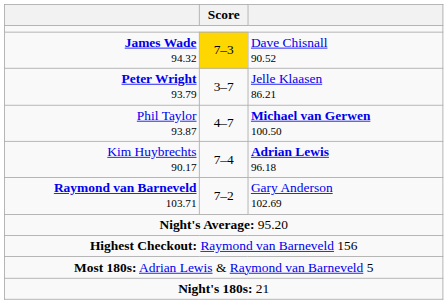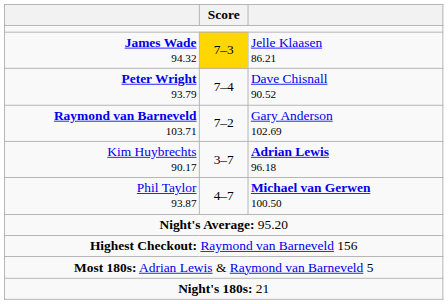(289, 50) Dave Chisnall 90.52 -> (287, 50) Jelle Klaasen 86.21
(224, 86) 3–7 -> (224, 86) 7–4
(287, 86) Jelle Klaasen 86.21 -> (289, 86) Dave Chisnall 90.52
rows swapped: (125, 195) <-> (167, 123)
(224, 159) 7–4 -> (224, 159) 3–7
